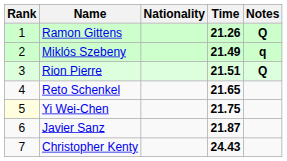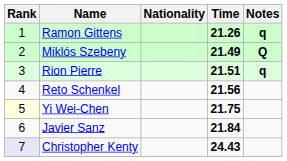(263, 33) Q -> (263, 33) q
(263, 52) q -> (263, 52) Q
(263, 71) Q -> (263, 71) q
(225, 90) 21.65 -> (225, 90) 21.56
(225, 128) 21.87 -> (225, 128) 21.84
(22, 147) no background -> (22, 147) lavender background
